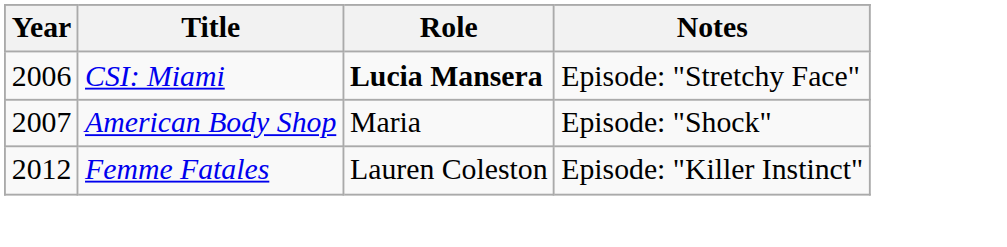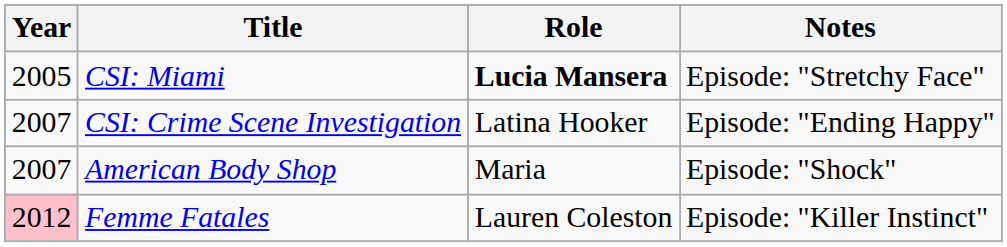(42, 75) 2006 -> (42, 75) 2005
+ row: (273, 122)
(42, 169) no background -> (42, 216) pink background
